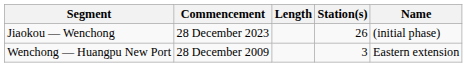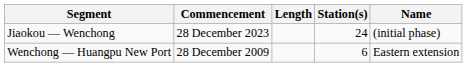(361, 33) 26 -> (361, 33) 24
(364, 52) 3 -> (364, 52) 6
